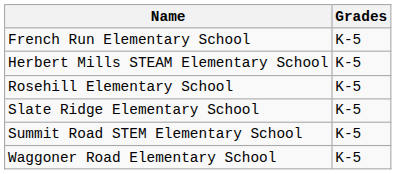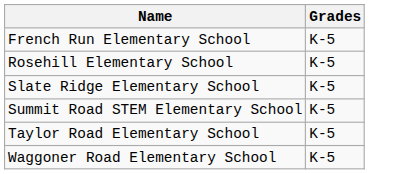- row: (168, 63)
+ row: (134, 134)
